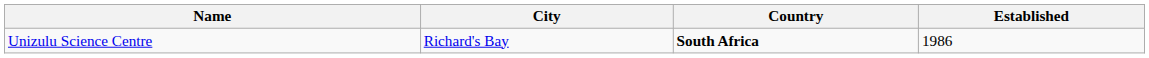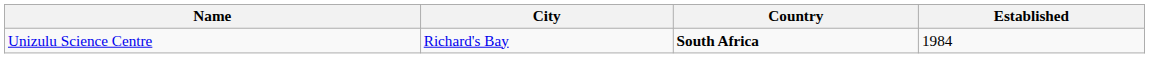(937, 40) 1986 -> (937, 40) 1984
